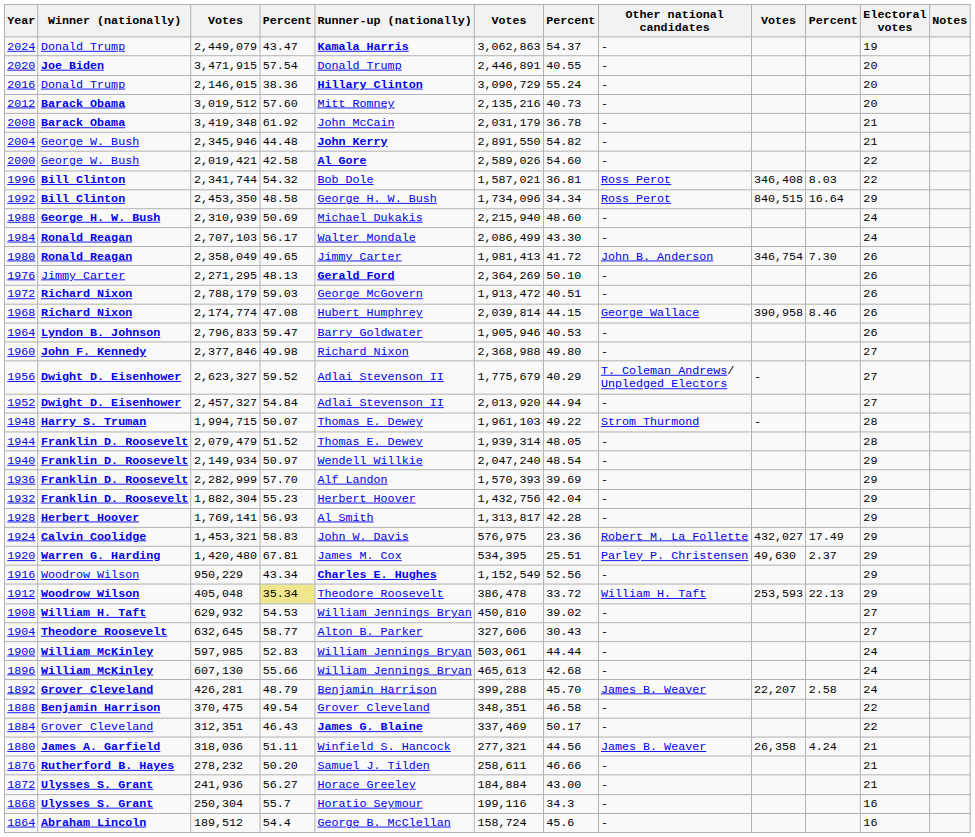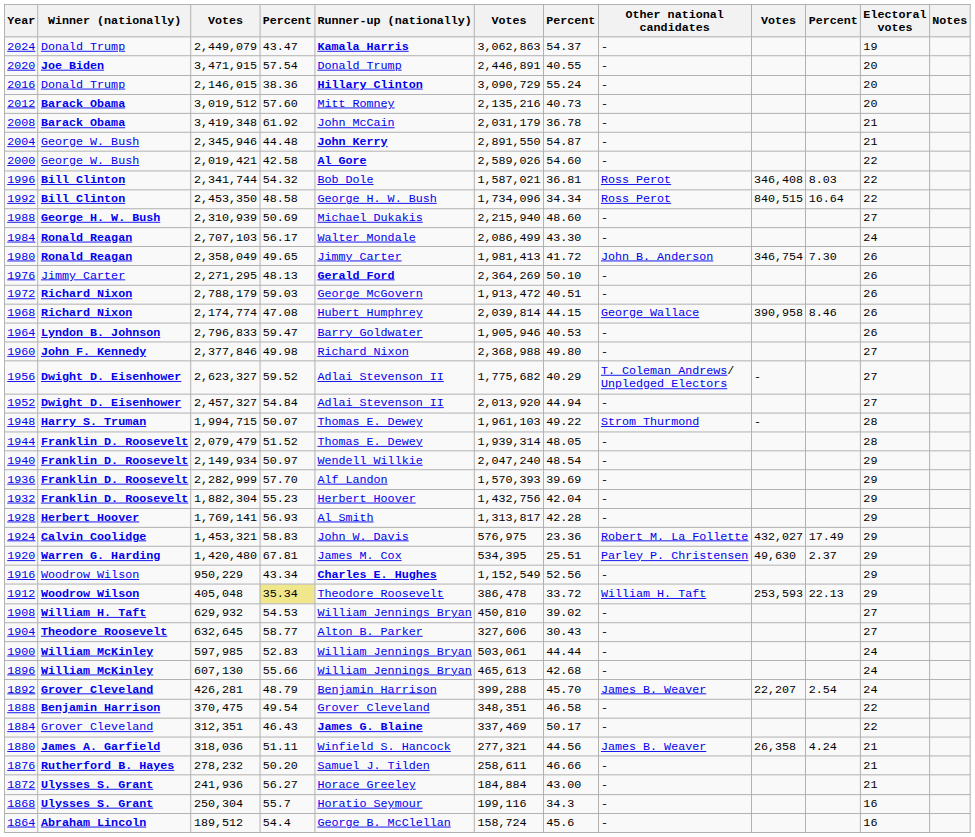(564, 142) 54.82 -> (564, 142) 54.87
(870, 199) 29 -> (870, 199) 22
(870, 218) 24 -> (870, 218) 27
(509, 377) 1,775,679 -> (509, 377) 1,775,682
(823, 689) 2.58 -> (823, 689) 2.54
